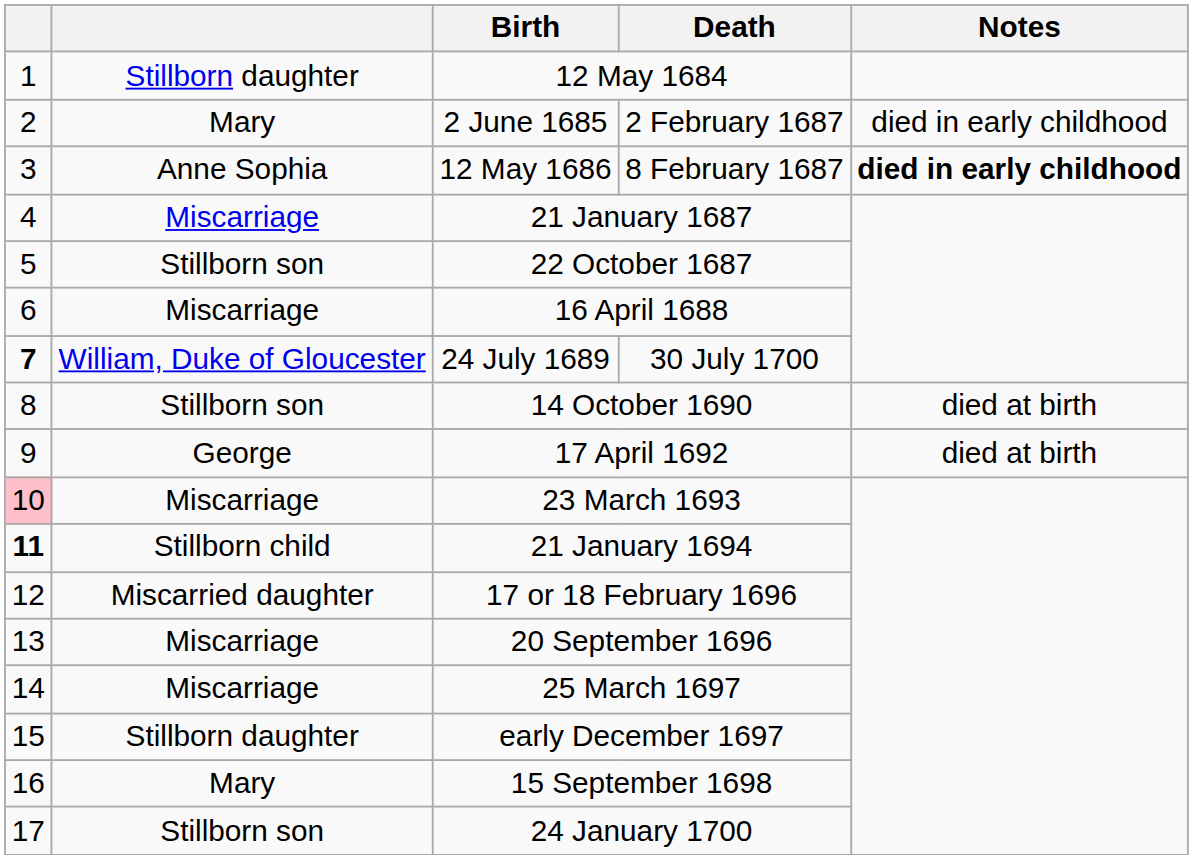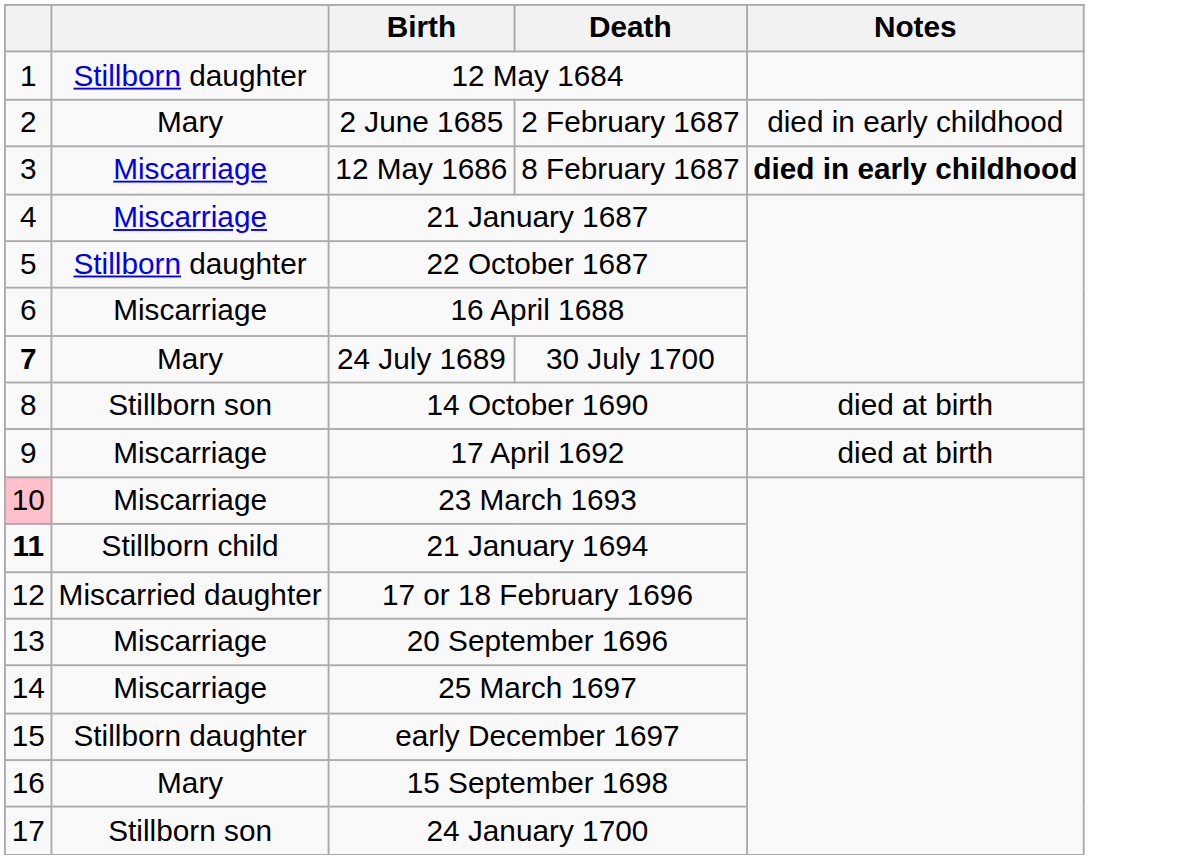(242, 169) Anne Sophia -> (190, 169) Miscarriage
(242, 264) Stillborn son -> (190, 264) Stillborn daughter
(242, 358) William, Duke of Gloucester -> (190, 358) Mary
(242, 452) George -> (190, 452) Miscarriage
